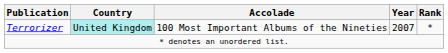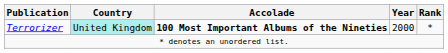(272, 27) normal -> (272, 27) bold
(403, 27) 2007 -> (403, 27) 2000
